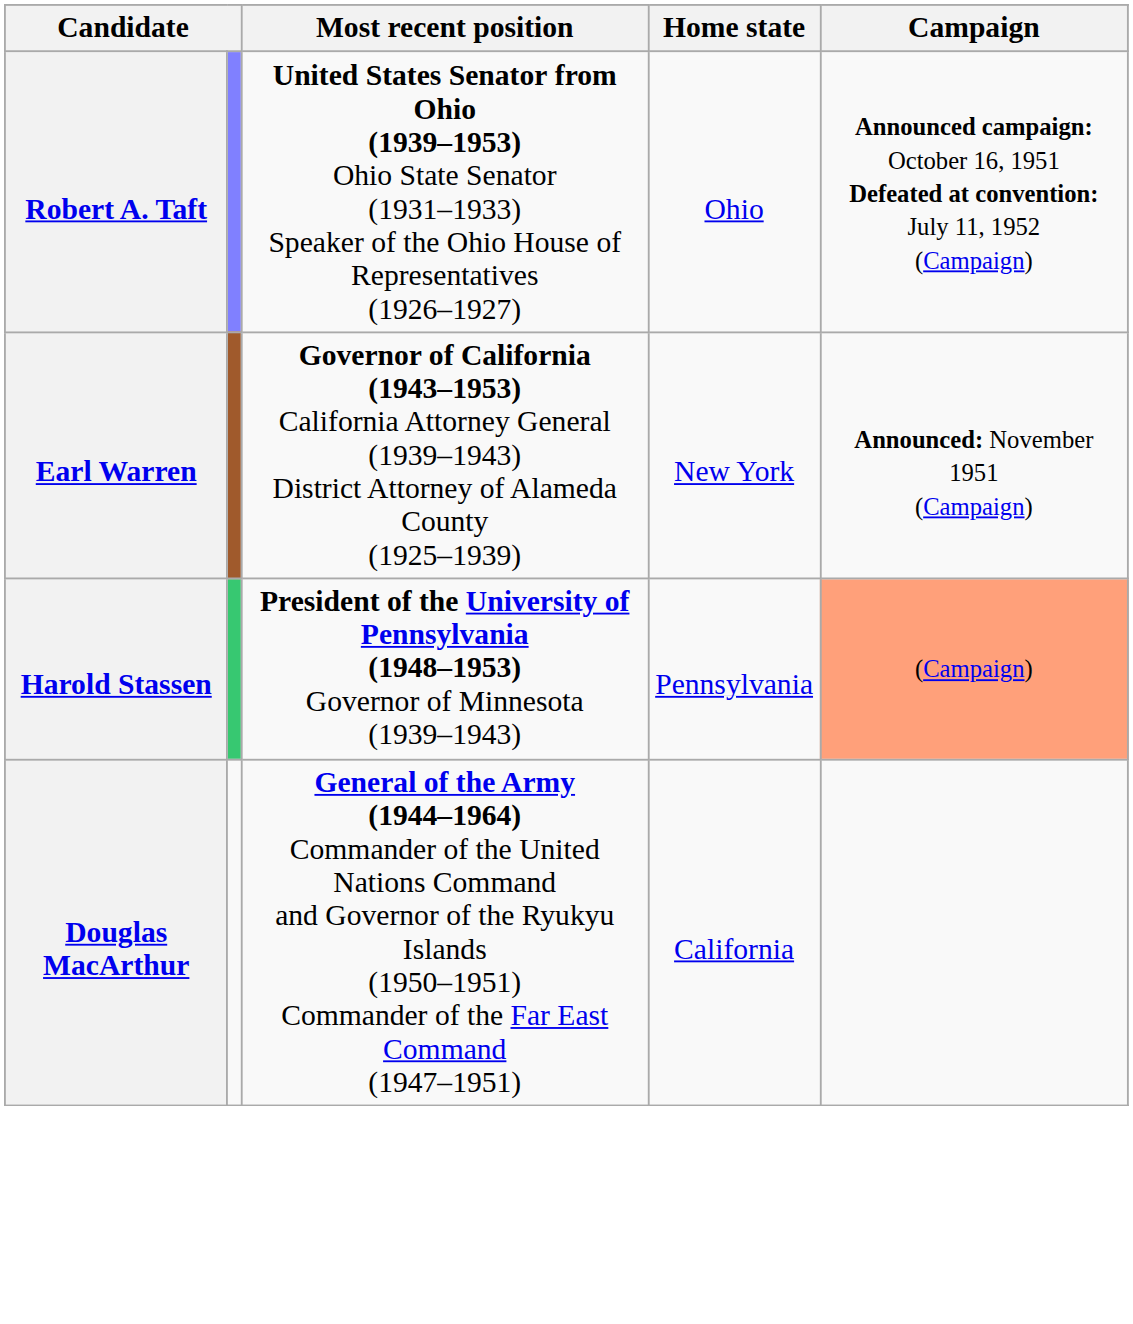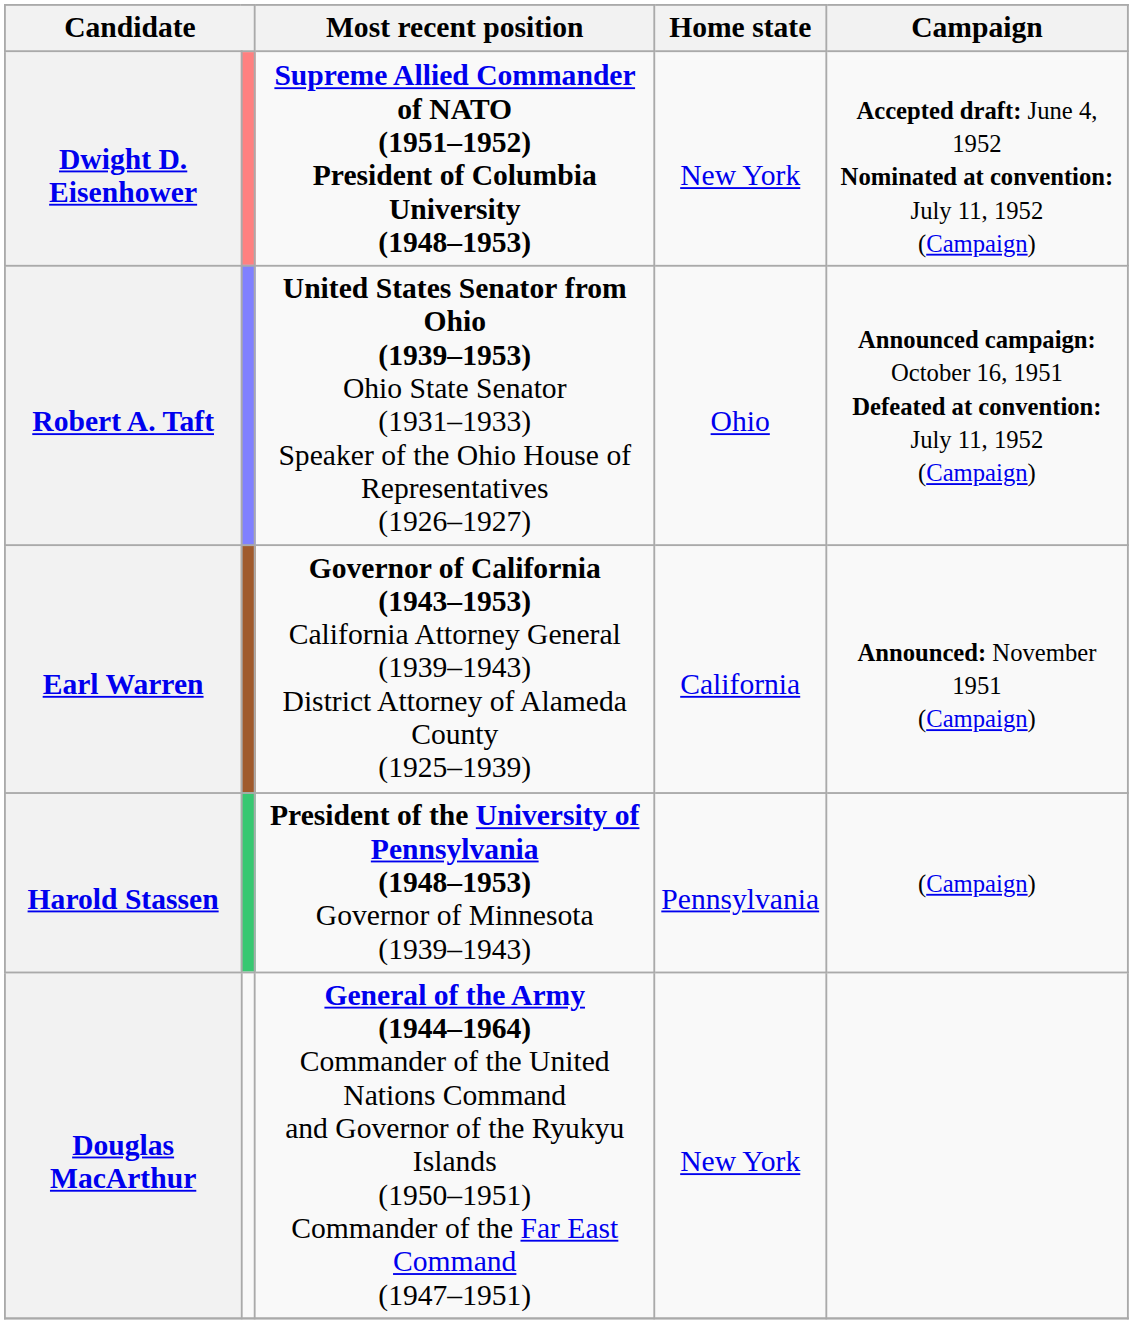+ row: (123, 174)
(734, 471) New York -> (740, 684) California
(974, 670) lightsalmon background -> (977, 883) no background
(734, 948) California -> (740, 1161) New York
